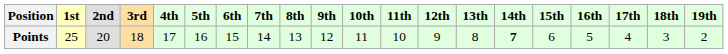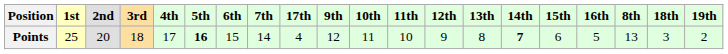columns swapped: (295, 15) <-> (628, 15)
(201, 37) normal -> (201, 37) bold
